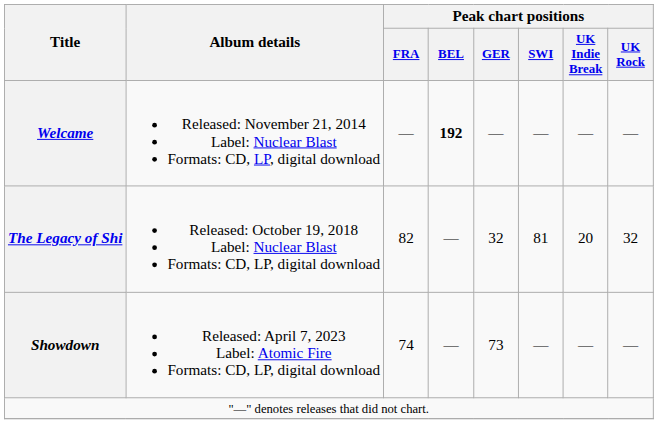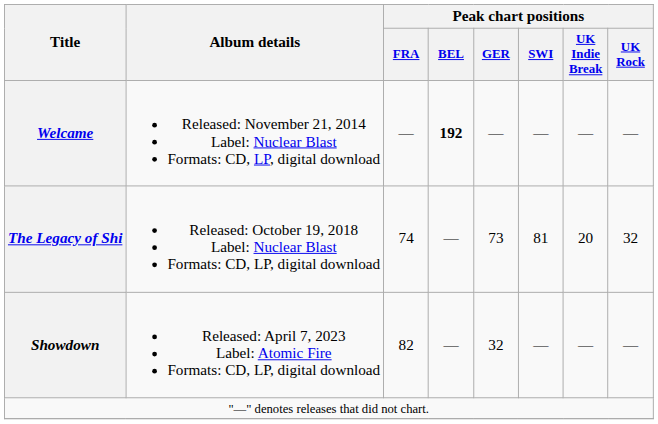(406, 239) 82 -> (406, 239) 74
(496, 239) 32 -> (496, 239) 73
(406, 344) 74 -> (406, 344) 82
(496, 344) 73 -> (496, 344) 32
